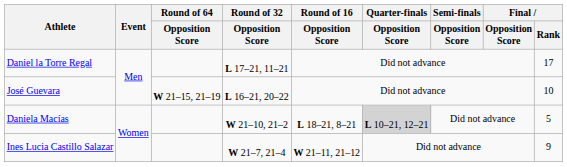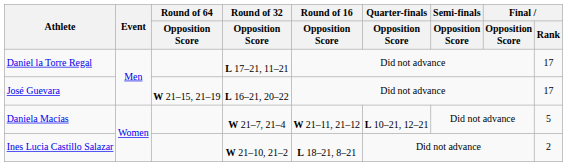(548, 91) 10 -> (548, 91) 17
(257, 125) W 21–10, 21–2 -> (257, 125) W 21–7, 21–4
(327, 125) L 18–21, 8–21 -> (327, 125) W 21–11, 21–12
(397, 125) lightgrey background -> (397, 125) no background
(257, 153) W 21–7, 21–4 -> (257, 153) W 21–10, 21–2
(327, 153) W 21–11, 21–12 -> (327, 153) L 18–21, 8–21
(548, 147) 9 -> (548, 147) 2
